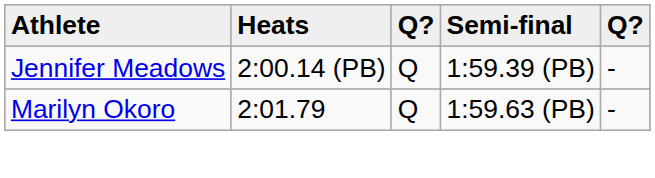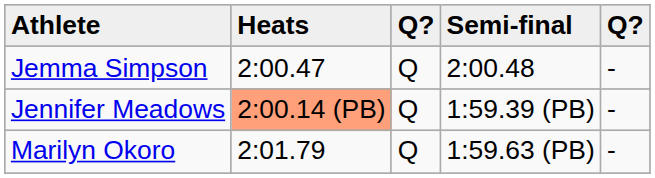+ row: (109, 67)
(311, 67) no background -> (311, 109) lightsalmon background
